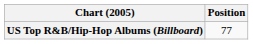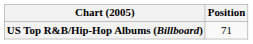(227, 30) 77 -> (227, 30) 71
